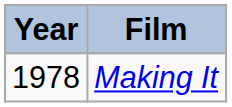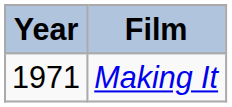(46, 78) 1978 -> (46, 78) 1971
